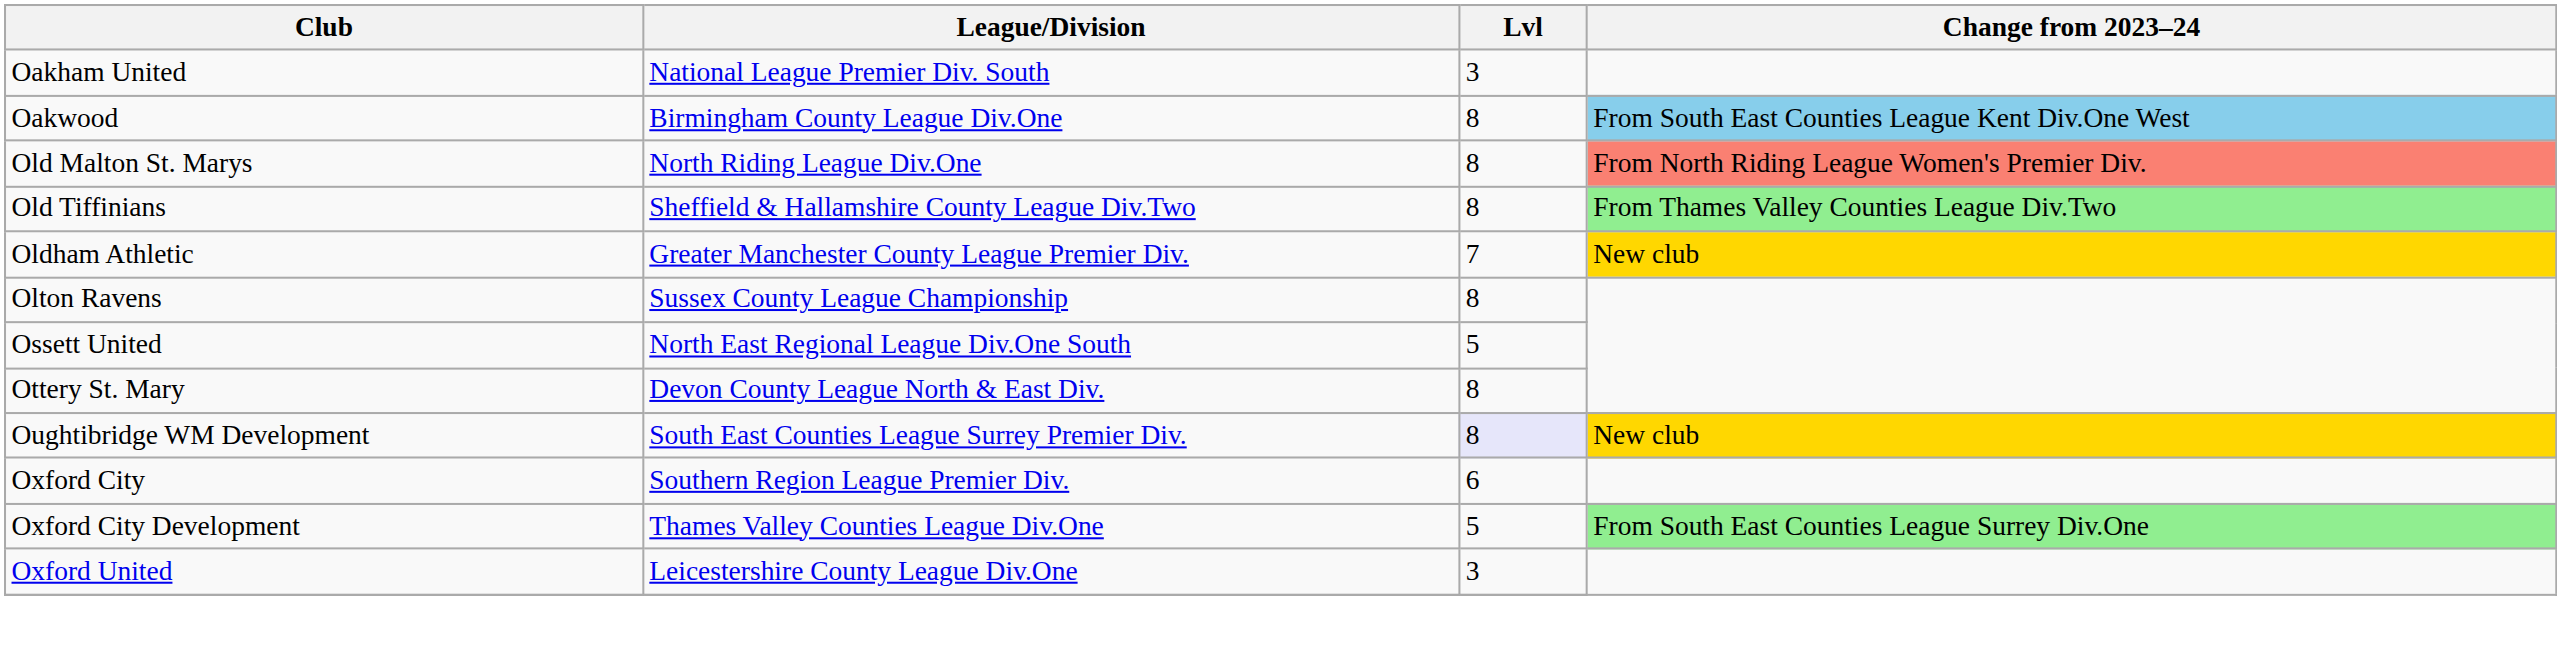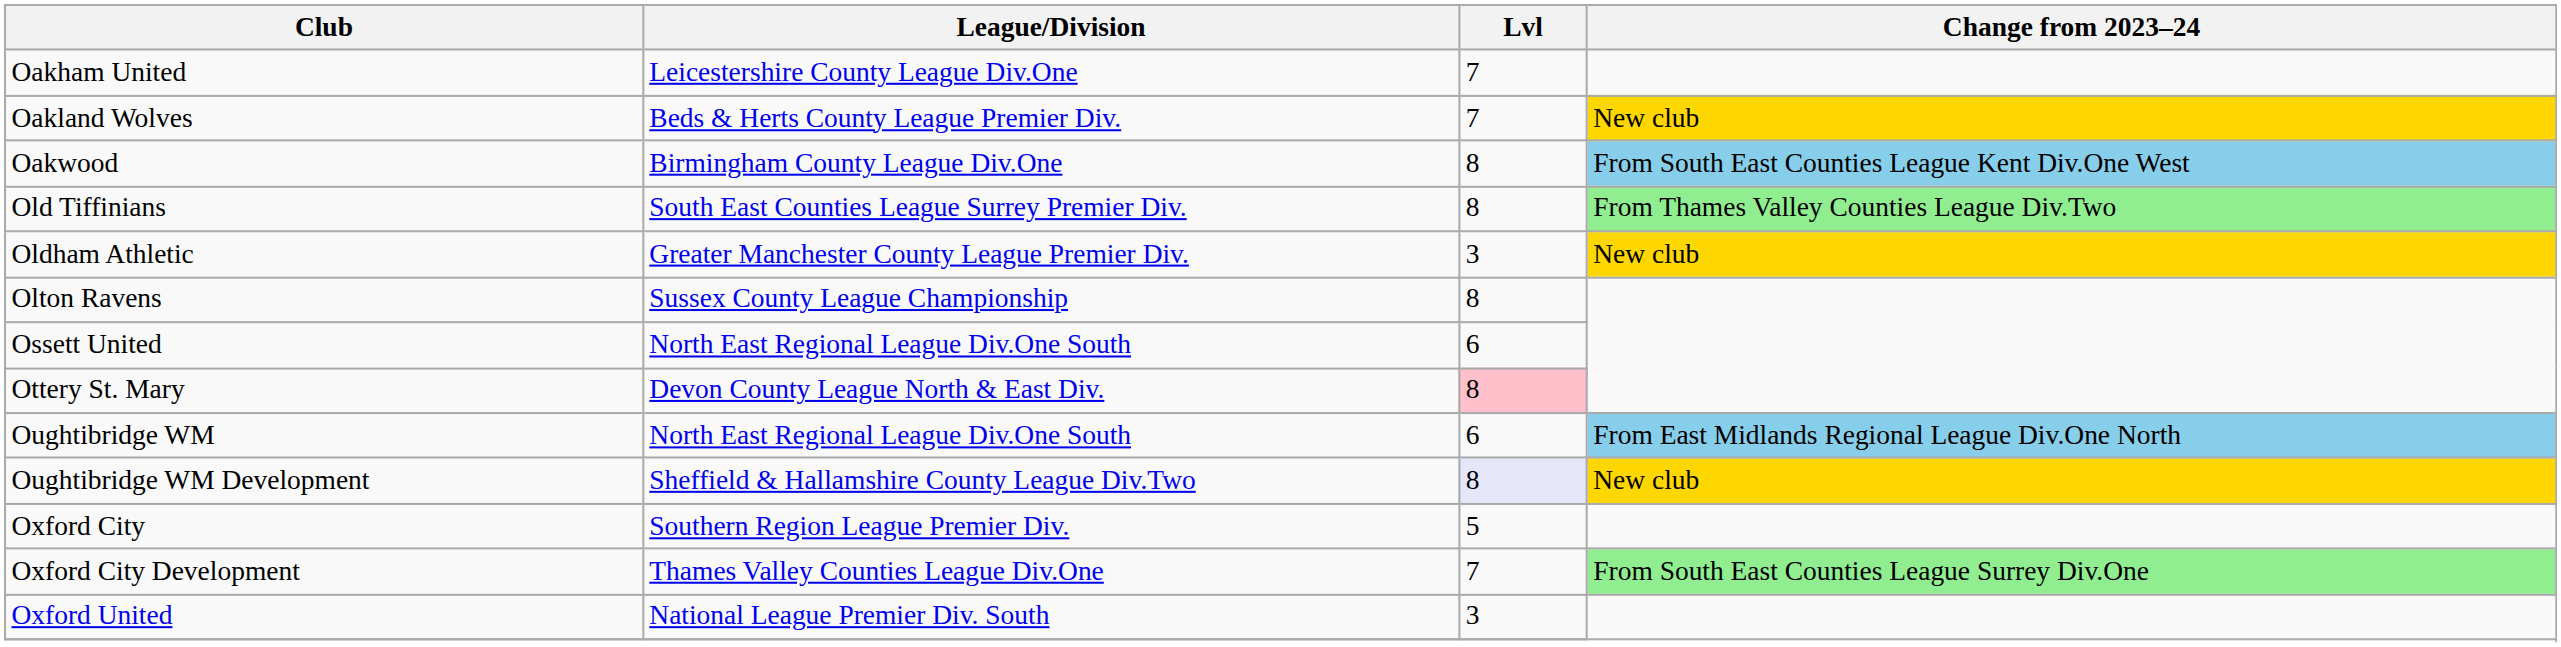(849, 72) National League Premier Div. South -> (863, 72) Leicestershire County League Div.One
(1473, 72) 3 -> (1473, 72) 7
+ row: (102, 117)
- row: (132, 162)
(923, 208) Sheffield & Hallamshire County League Div.Two -> (918, 208) South East Counties League Surrey Premier Div.
(1473, 253) 7 -> (1473, 253) 3
(1473, 344) 5 -> (1473, 344) 6
(1473, 389) no background -> (1473, 389) pink background
+ row: (113, 434)
(918, 434) South East Counties League Surrey Premier Div. -> (923, 479) Sheffield & Hallamshire County League Div.Two
(1473, 479) 6 -> (1473, 525) 5
(1473, 525) 5 -> (1473, 570) 7
(863, 570) Leicestershire County League Div.One -> (849, 615) National League Premier Div. South
